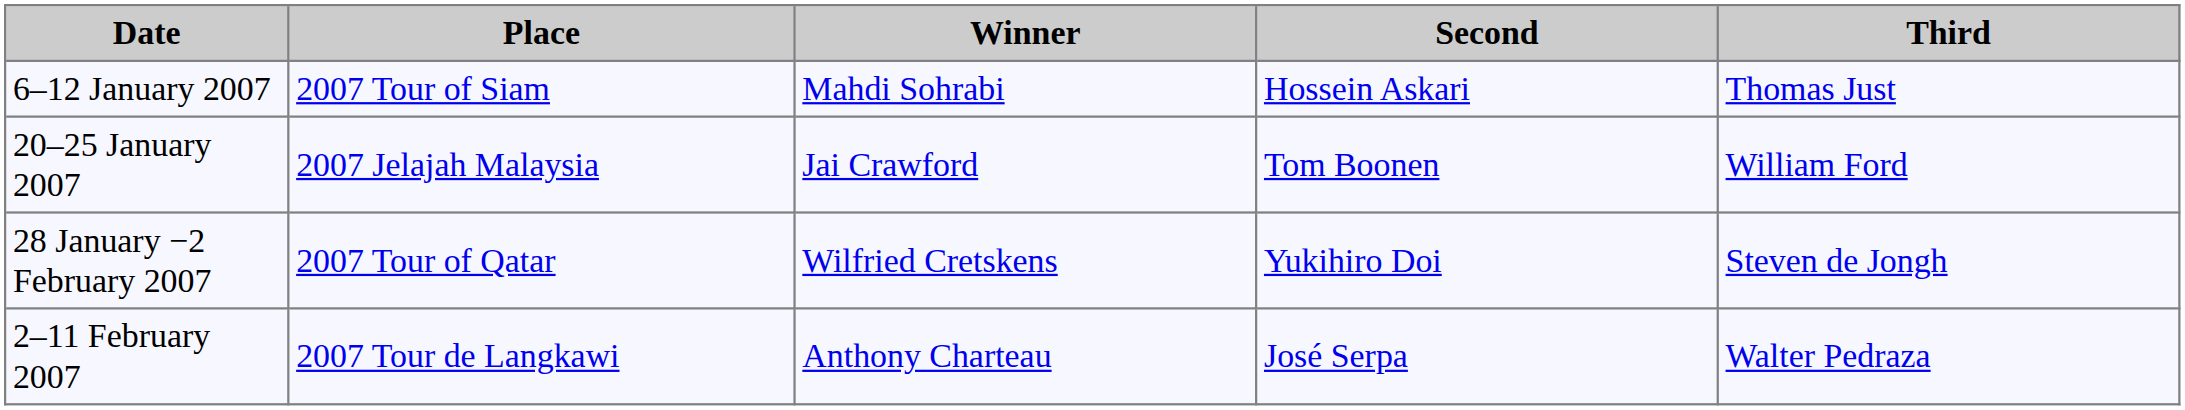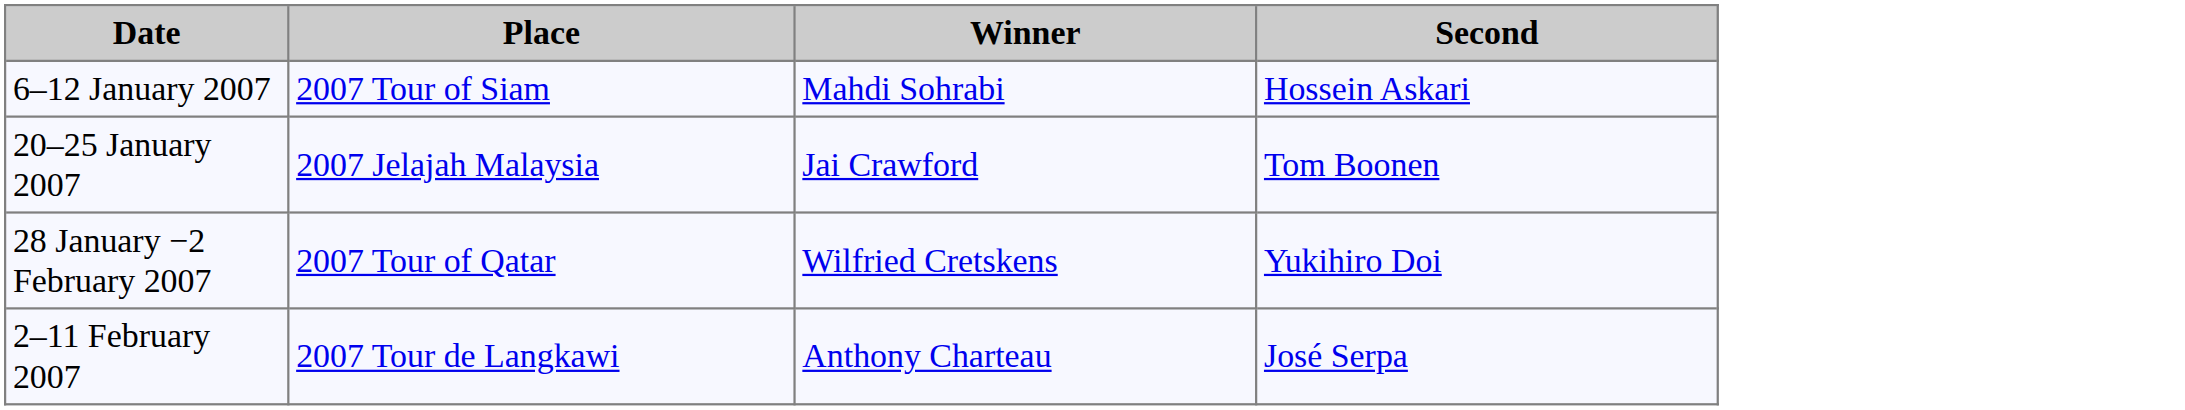- column: (1949, 32)
